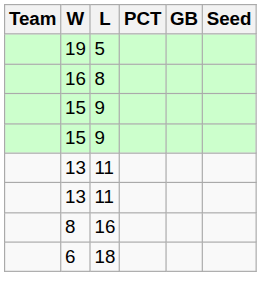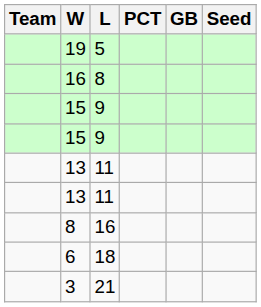+ row: (70, 286)
